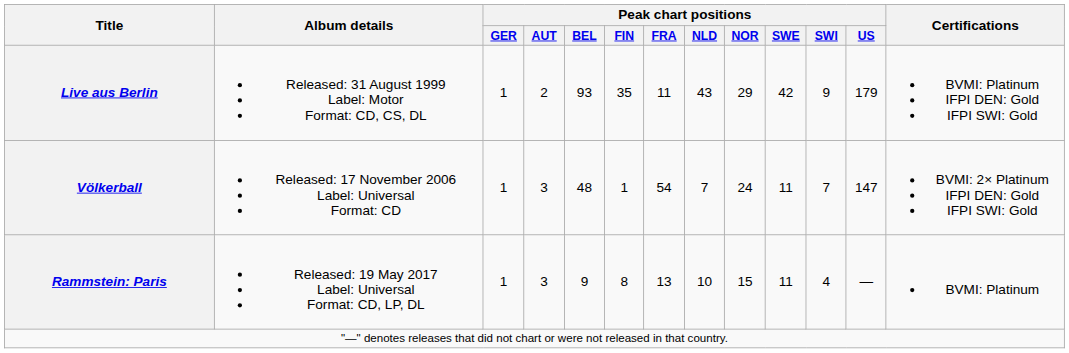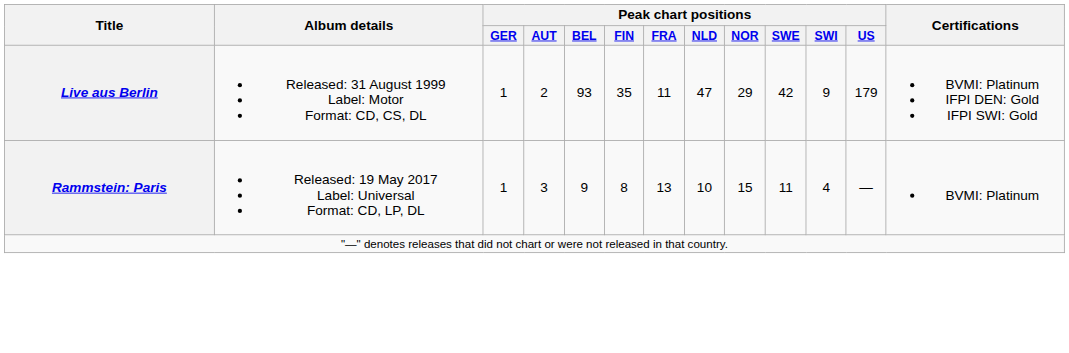(704, 92) 43 -> (704, 92) 47
- row: (109, 187)
